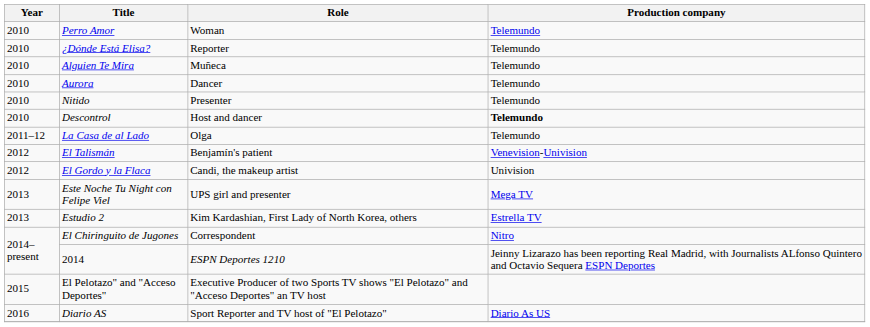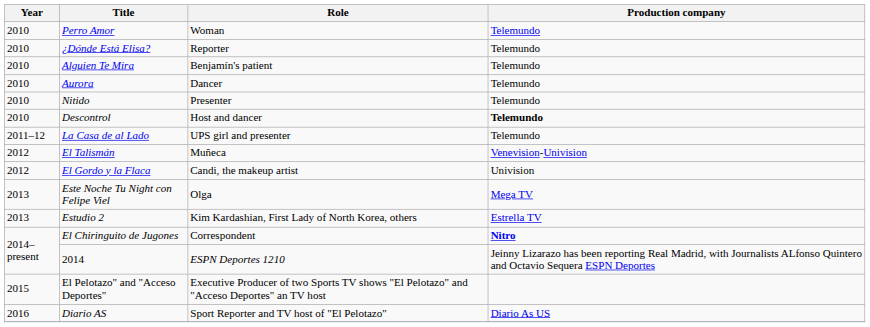(208, 65) Muñeca -> (231, 65) Benjamín's patient
(201, 135) Olga -> (240, 135) UPS girl and presenter
(231, 153) Benjamín's patient -> (208, 153) Muñeca
(240, 194) UPS girl and presenter -> (201, 194) Olga
(502, 235) normal -> (503, 235) bold
